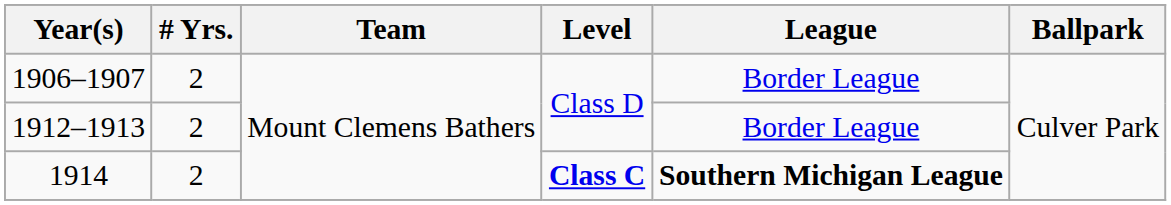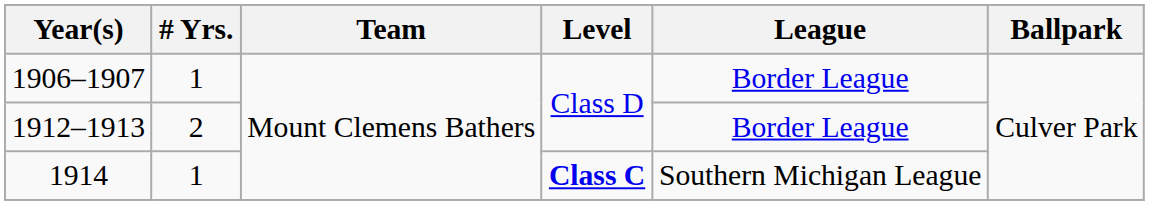(196, 77) 2 -> (196, 77) 1
(196, 175) 2 -> (196, 175) 1
(831, 175) bold -> (820, 175) normal
